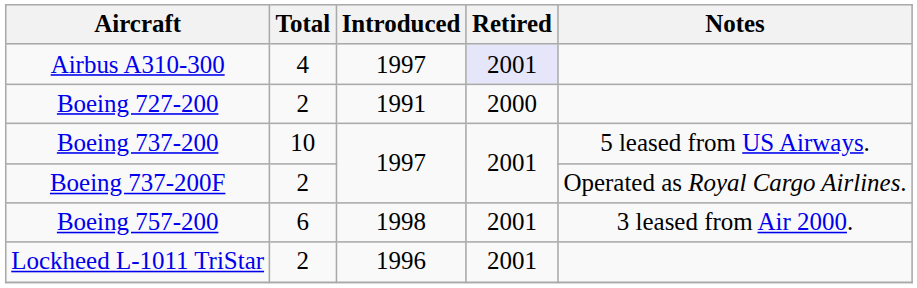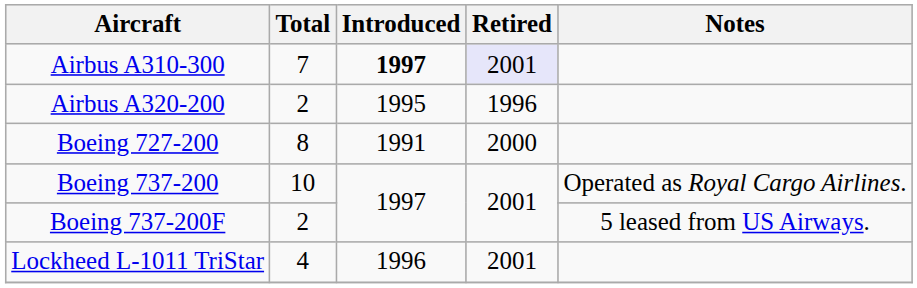(303, 63) 4 -> (303, 63) 7
(401, 63) normal -> (401, 63) bold
+ row: (138, 103)
(303, 103) 2 -> (303, 143) 8
(735, 143) 5 leased from US Airways. -> (735, 182) Operated as Royal Cargo Airlines.
(735, 182) Operated as Royal Cargo Airlines. -> (735, 222) 5 leased from US Airways.
- row: (138, 222)
(303, 261) 2 -> (303, 261) 4
